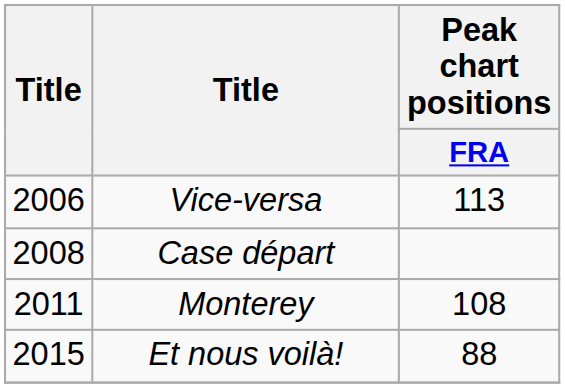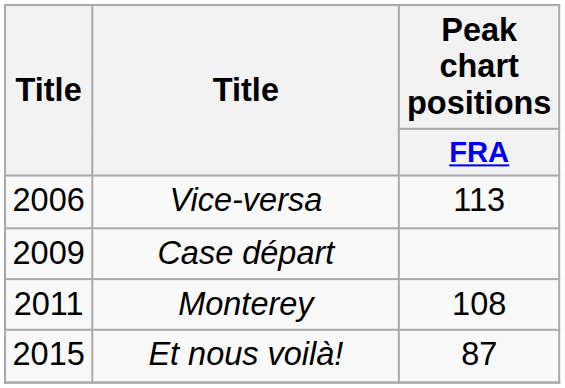(49, 252) 2008 -> (49, 252) 2009
(479, 355) 88 -> (479, 355) 87
